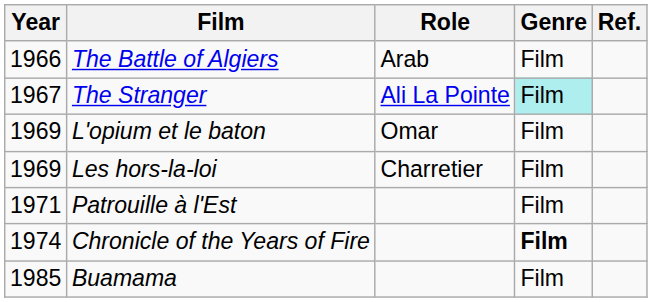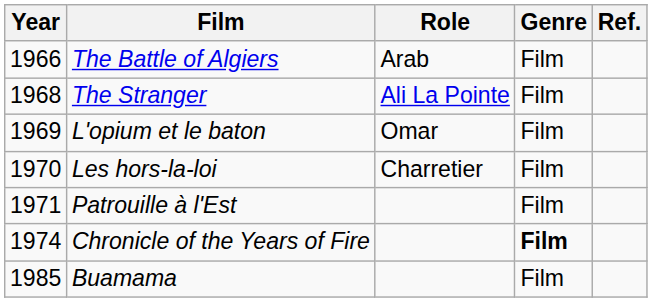(36, 95) 1967 -> (36, 95) 1968
(542, 95) paleturquoise background -> (542, 95) no background
(36, 168) 1969 -> (36, 168) 1970
